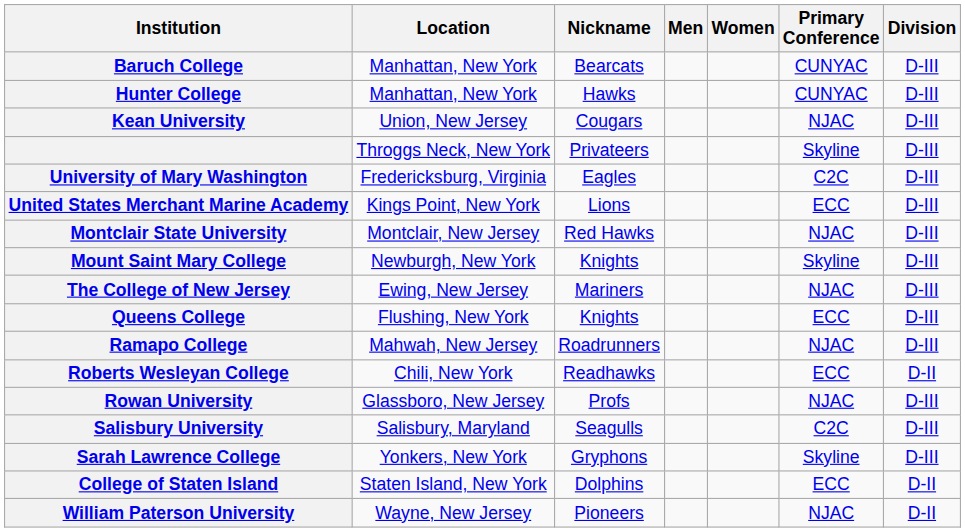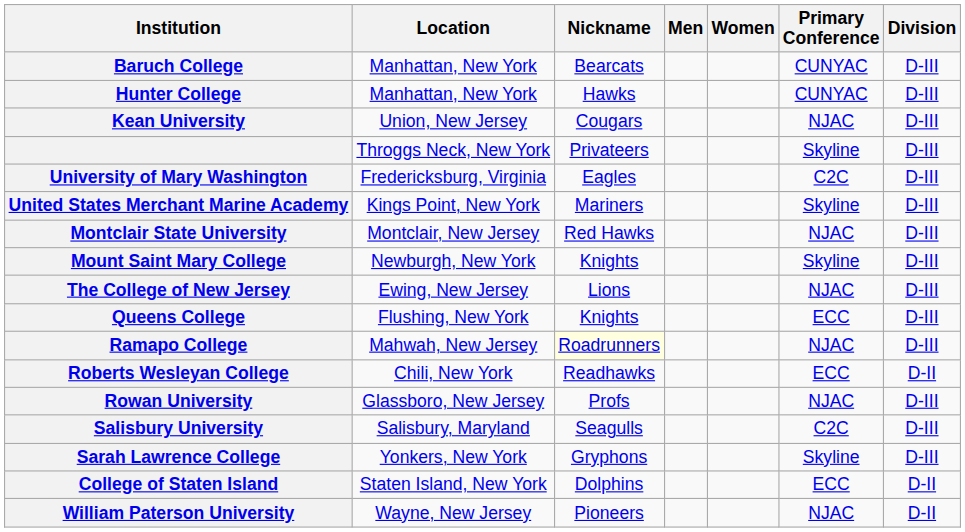(609, 205) Lions -> (609, 205) Mariners
(831, 205) ECC -> (831, 205) Skyline
(609, 289) Mariners -> (609, 289) Lions
(609, 345) no background -> (609, 345) lightyellow background
